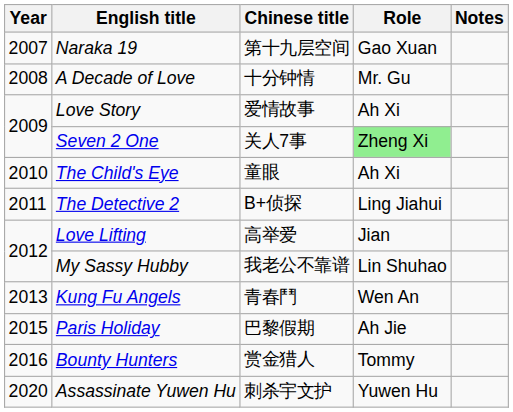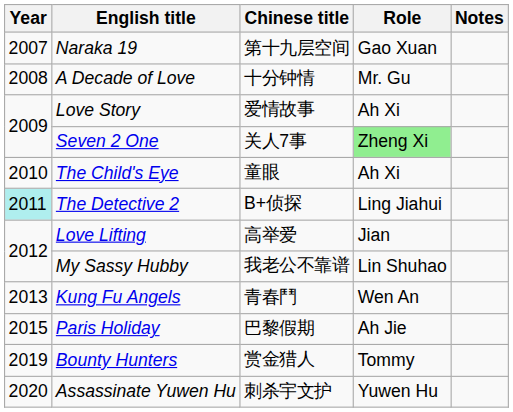(28, 204) no background -> (28, 204) paleturquoise background
(28, 360) 2016 -> (28, 360) 2019
